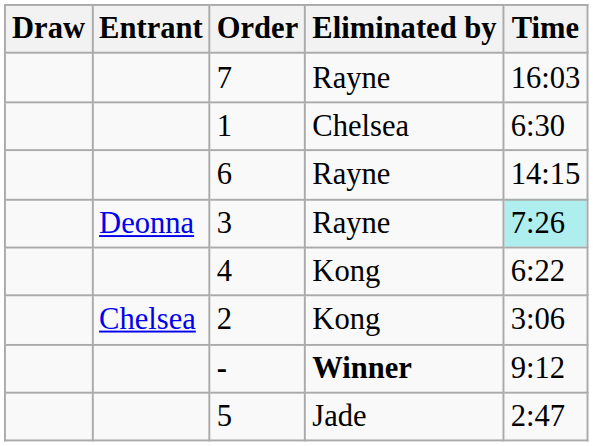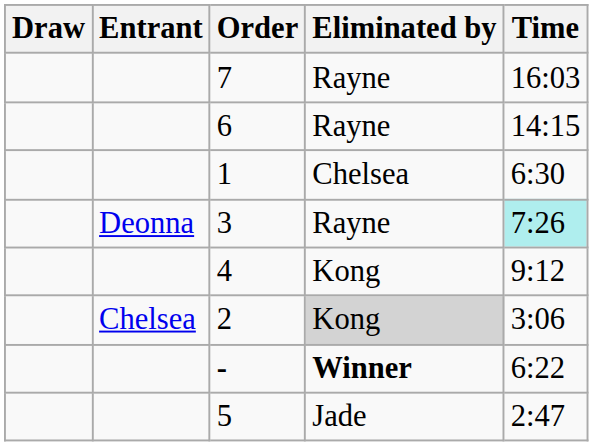rows swapped: (224, 174) <-> (224, 125)
(538, 271) 6:22 -> (538, 271) 9:12
(346, 319) no background -> (346, 319) lightgrey background
(538, 367) 9:12 -> (538, 367) 6:22
